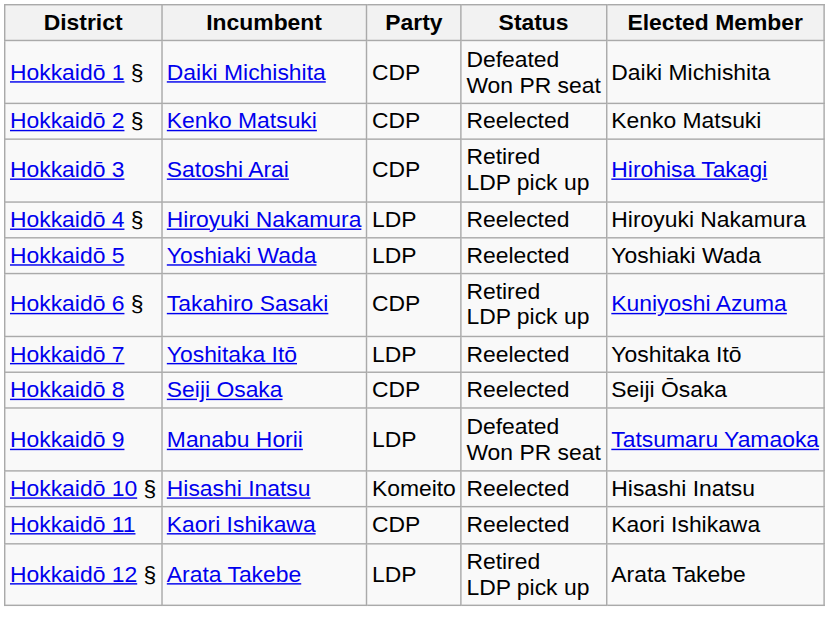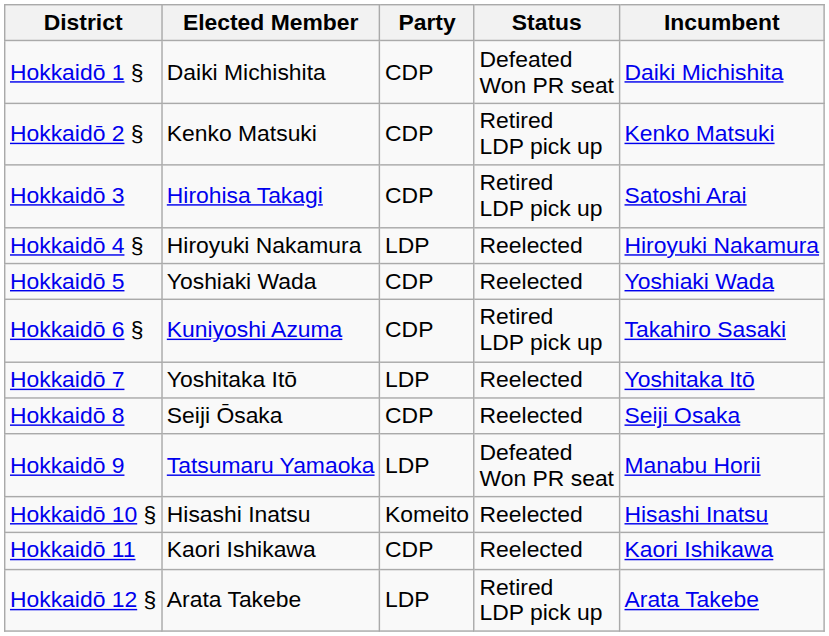columns swapped: (264, 22) <-> (715, 22)
(518, 120) Reelected -> (541, 133) Retired LDP pick up
(394, 255) LDP -> (409, 281) CDP
